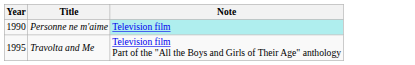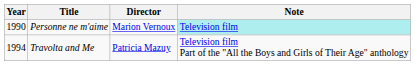+ column: (144, 12)
(16, 47) 1995 -> (16, 47) 1994
